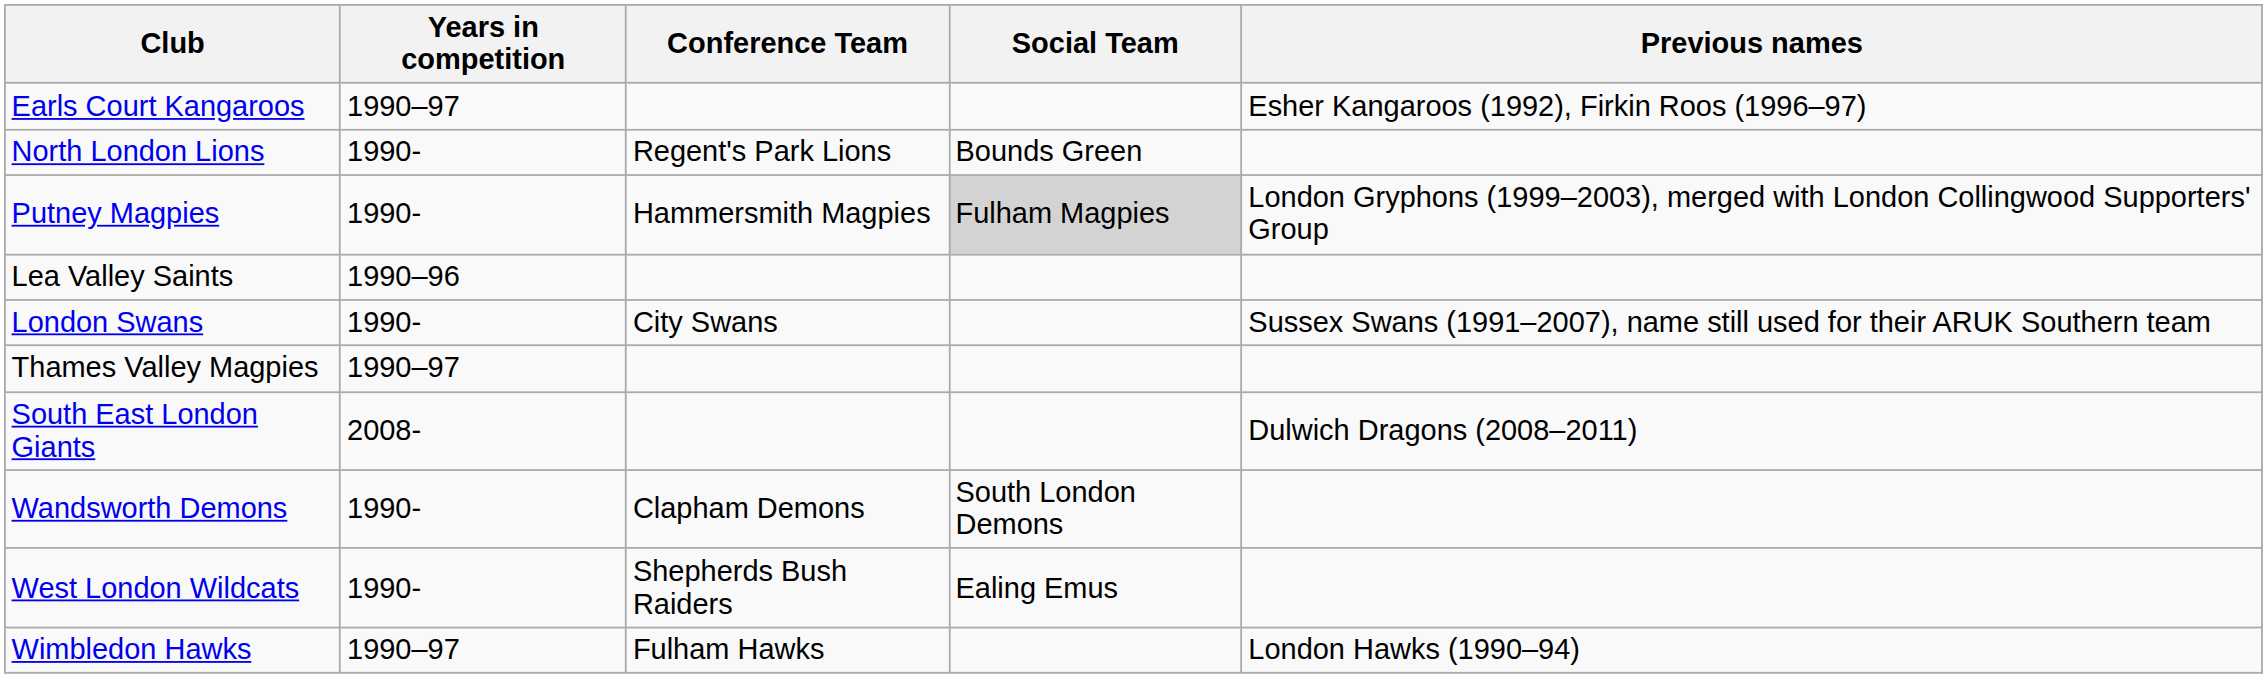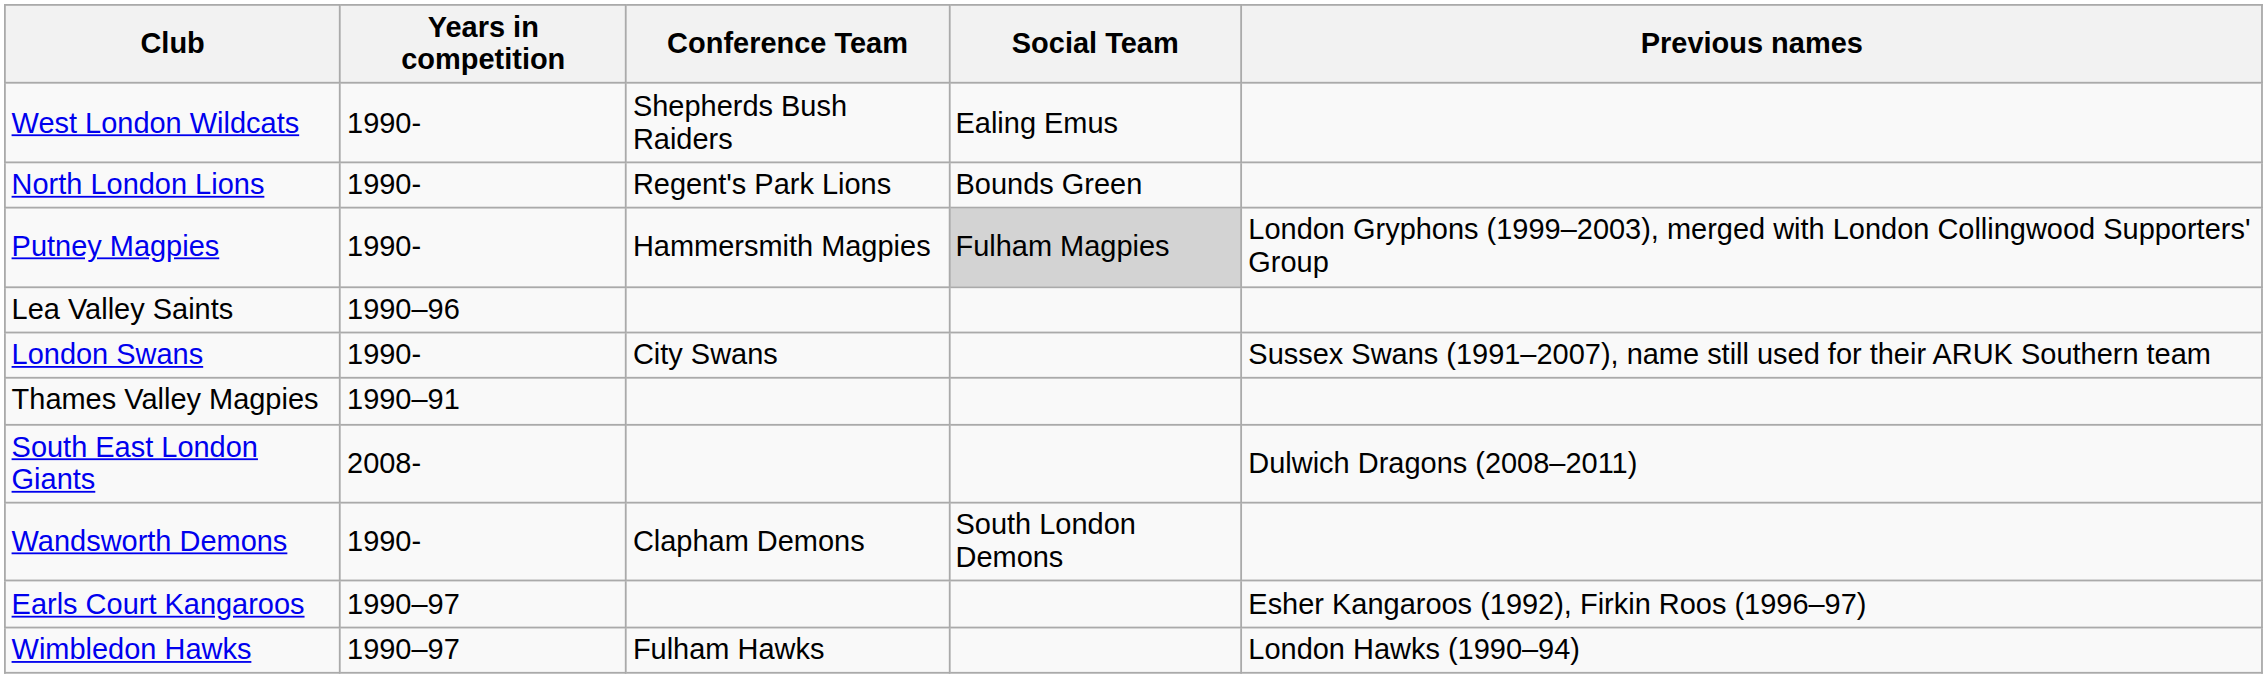rows swapped: (158, 105) <-> (155, 587)
(403, 368) 1990–97 -> (403, 400) 1990–91
